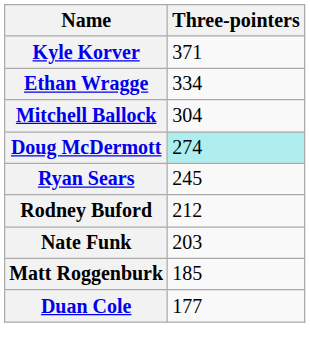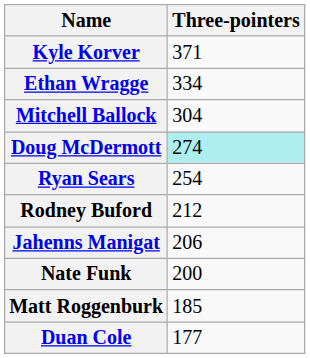(187, 178) 245 -> (187, 178) 254
+ row: (86, 242)
(187, 242) 203 -> (187, 274) 200
